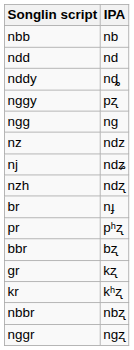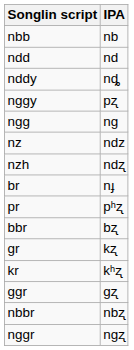- row: (13, 164)
+ row: (17, 292)
